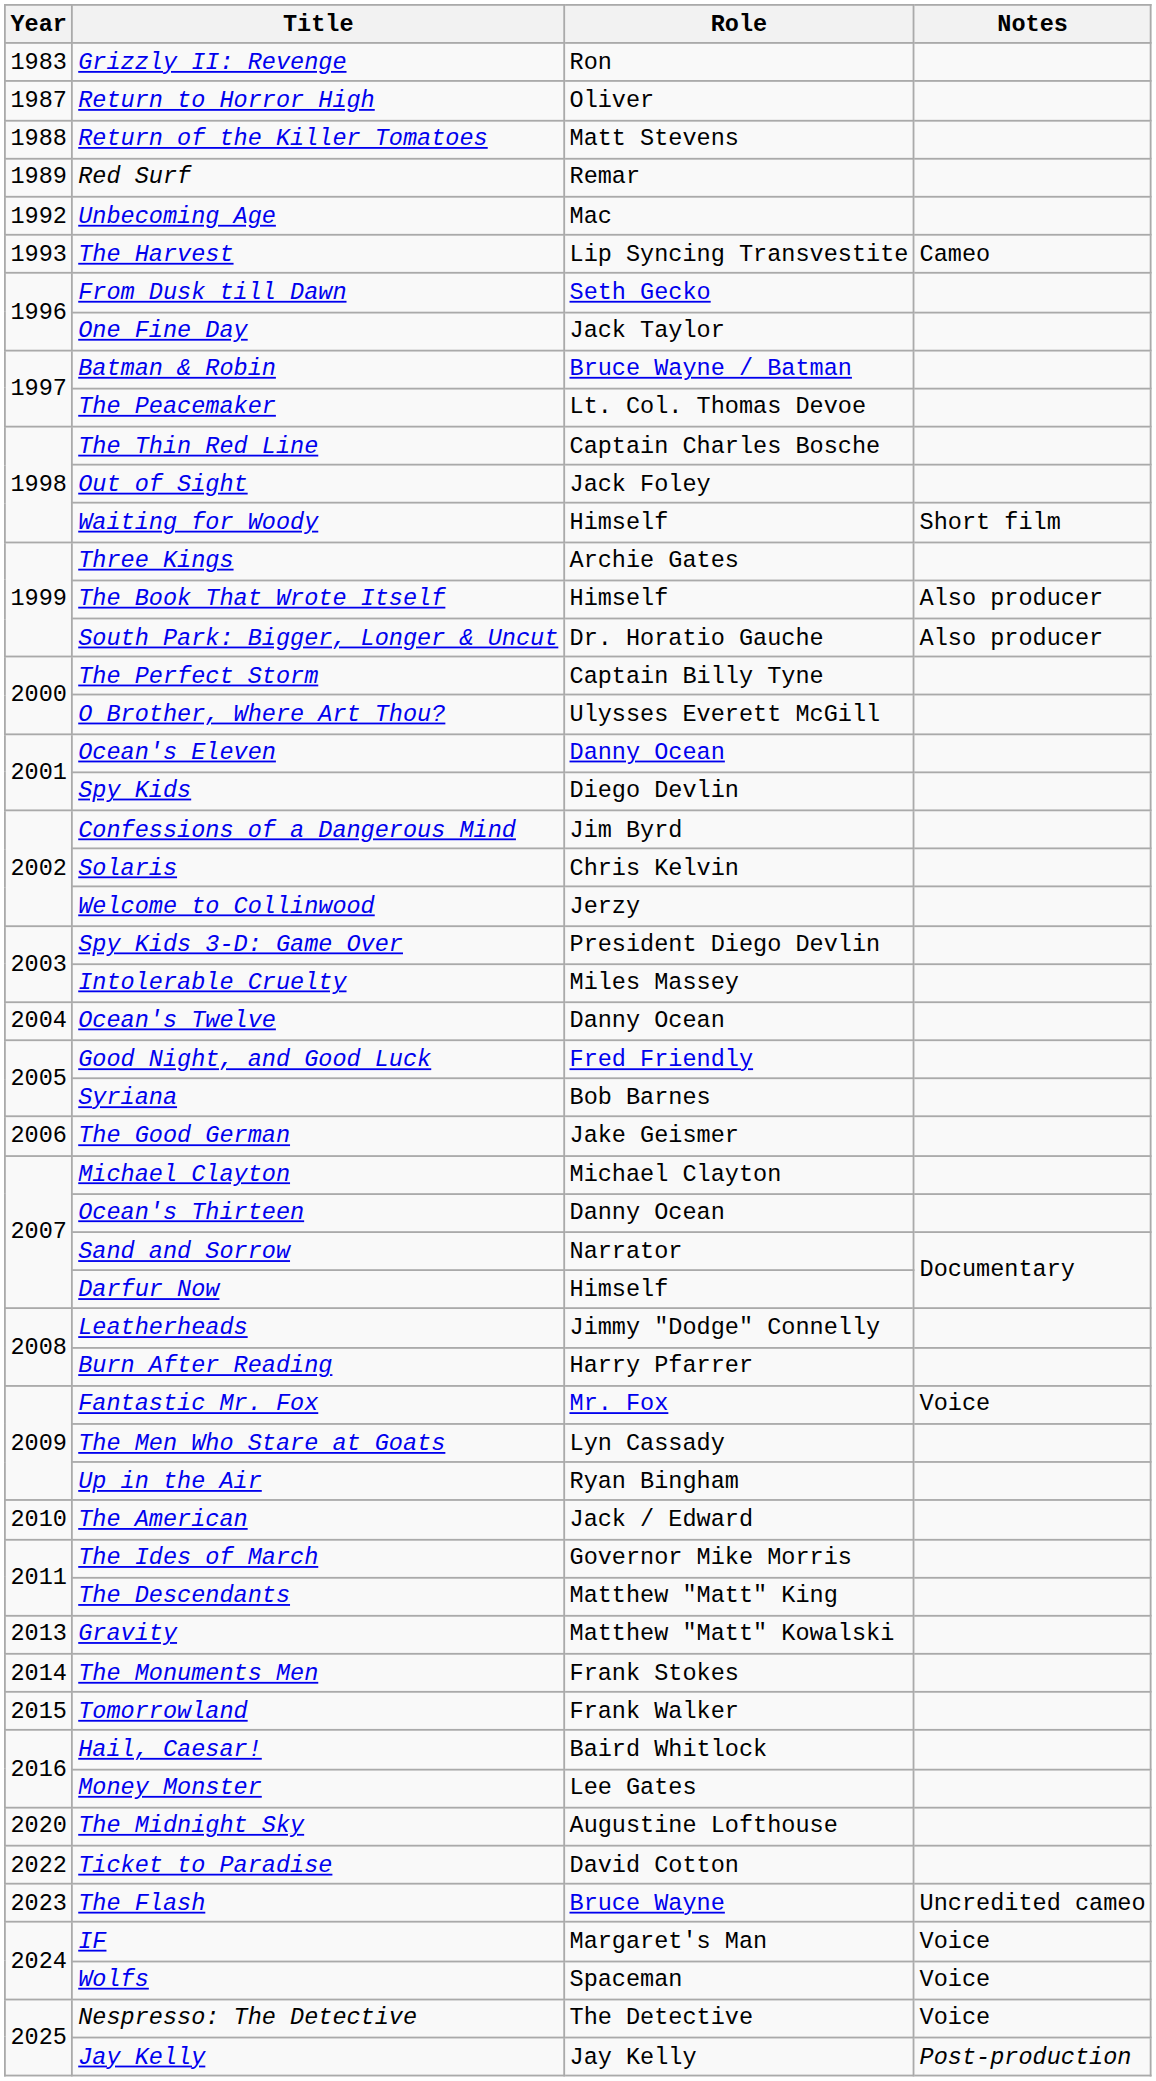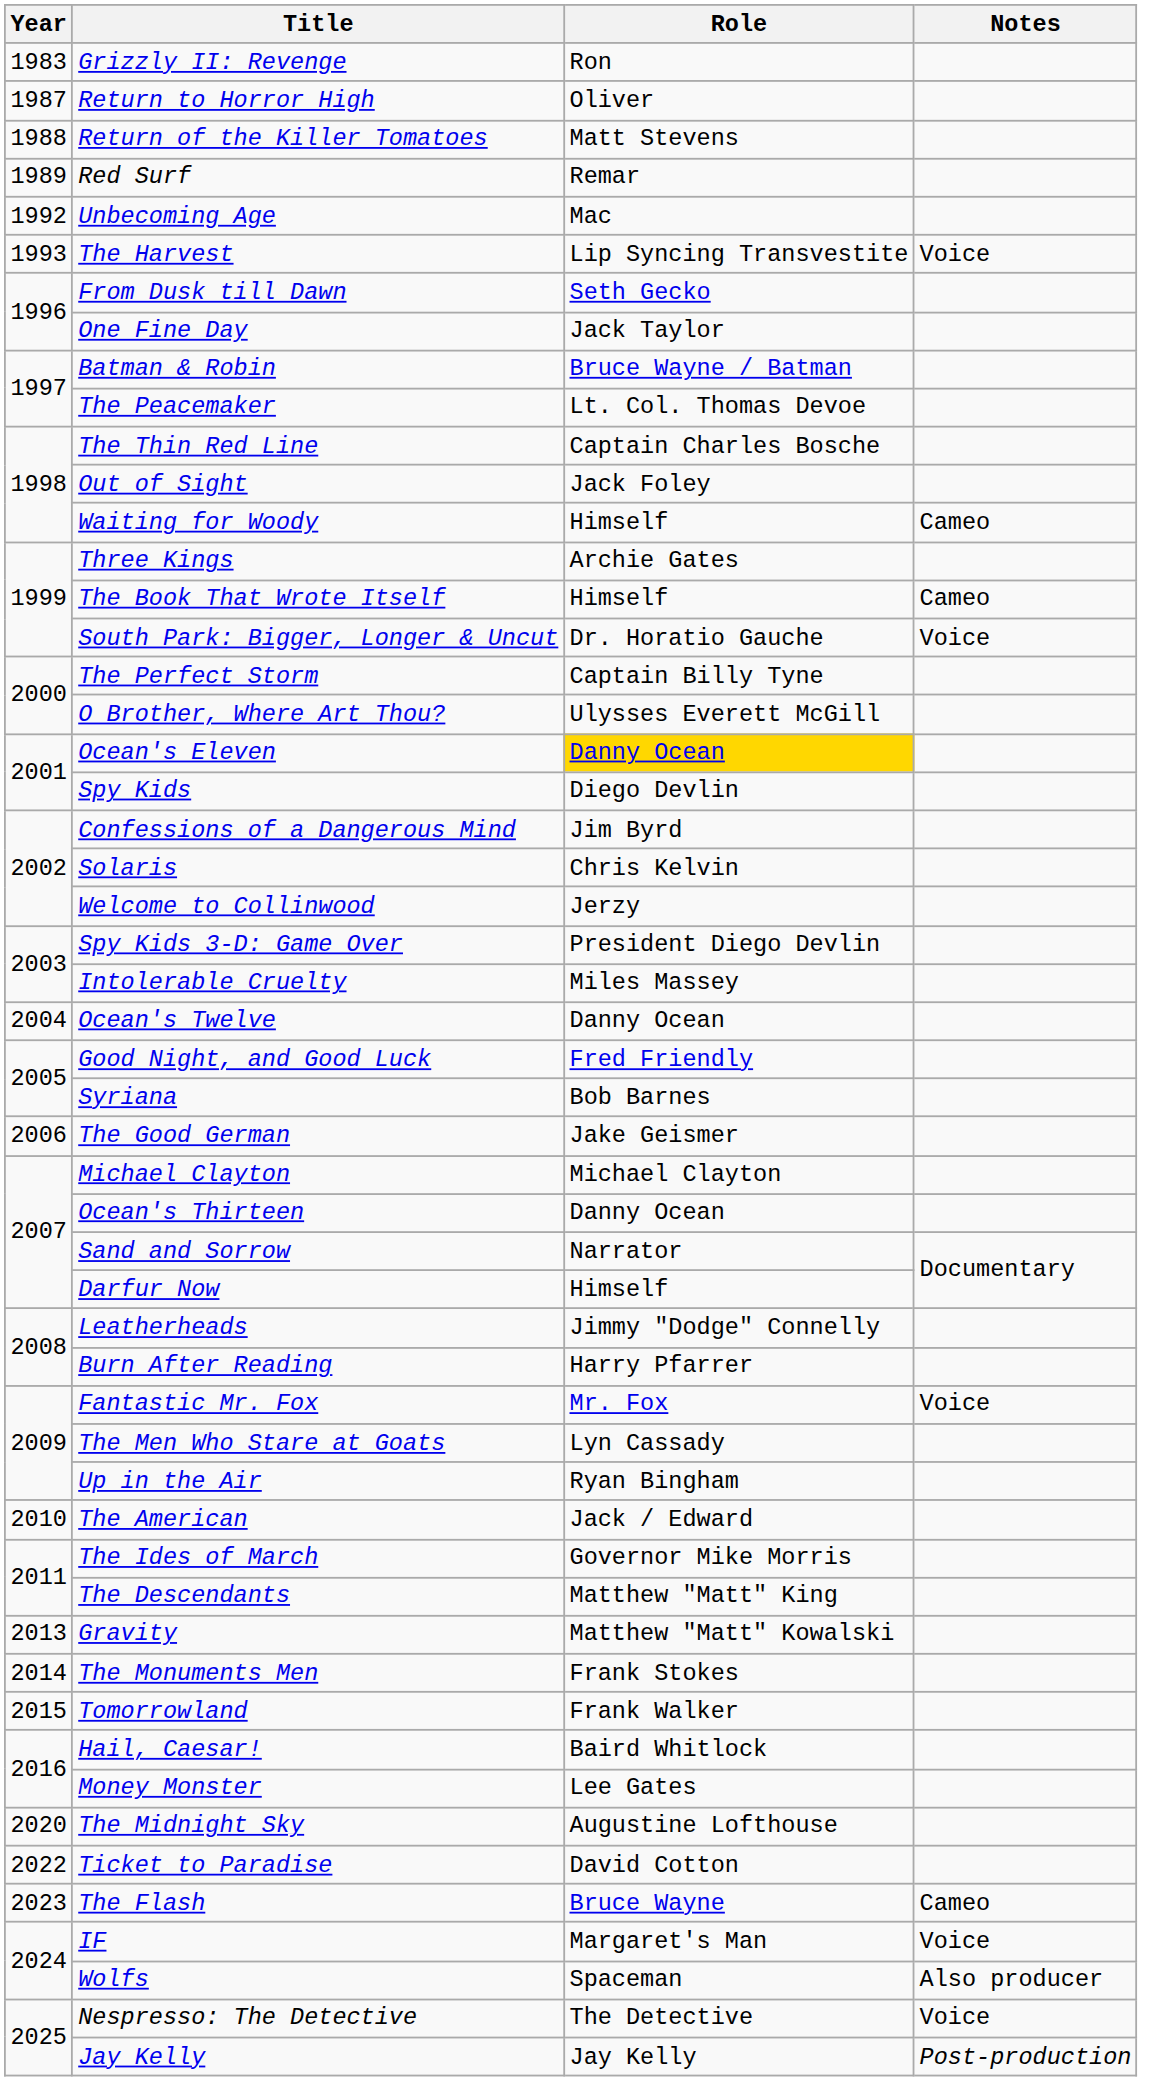(955, 254) Cameo -> (955, 254) Voice
(990, 523) Short film -> (955, 523) Cameo
(1011, 599) Also producer -> (955, 599) Cameo
(1011, 638) Also producer -> (955, 638) Voice
(647, 753) no background -> (647, 753) gold background
(1033, 1903) Uncredited cameo -> (955, 1903) Cameo
(955, 1980) Voice -> (1011, 1980) Also producer
